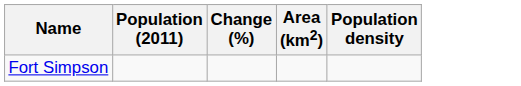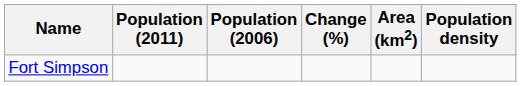+ column: (254, 29)
